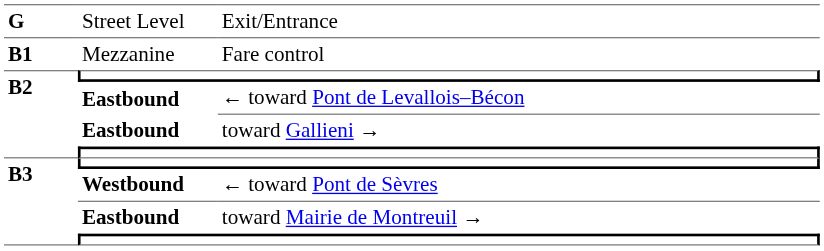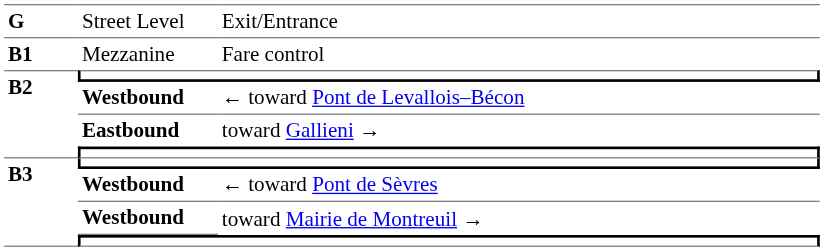(131, 98) Eastbound -> (133, 97) Westbound
(131, 217) Eastbound -> (133, 217) Westbound
